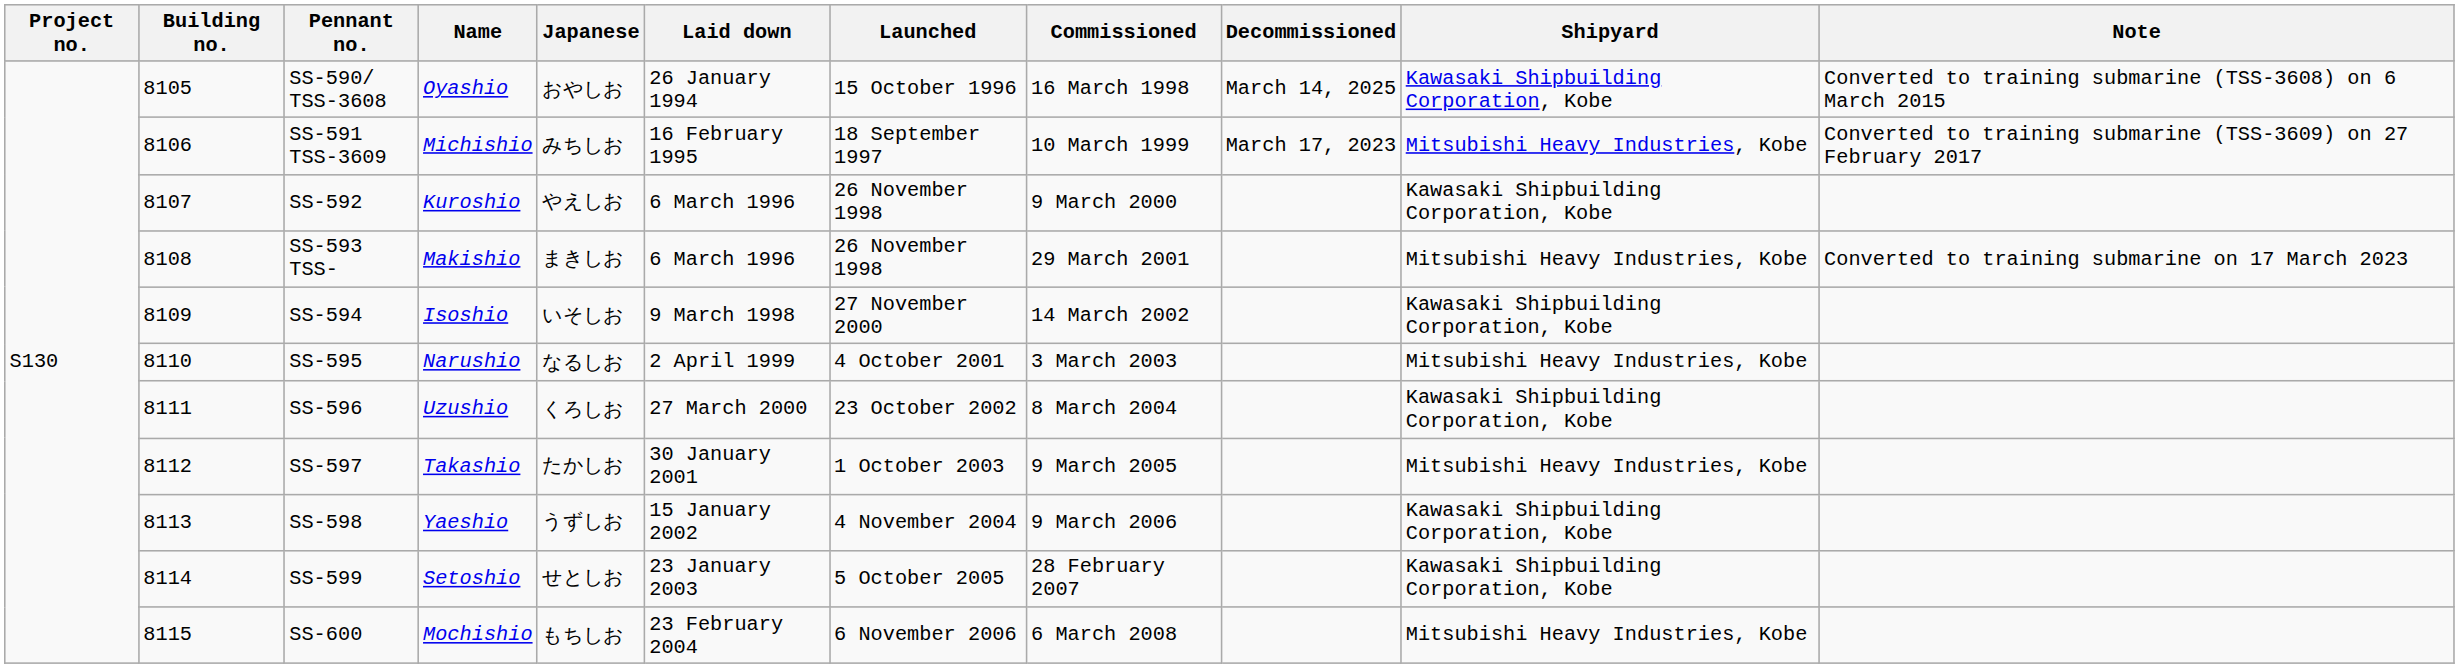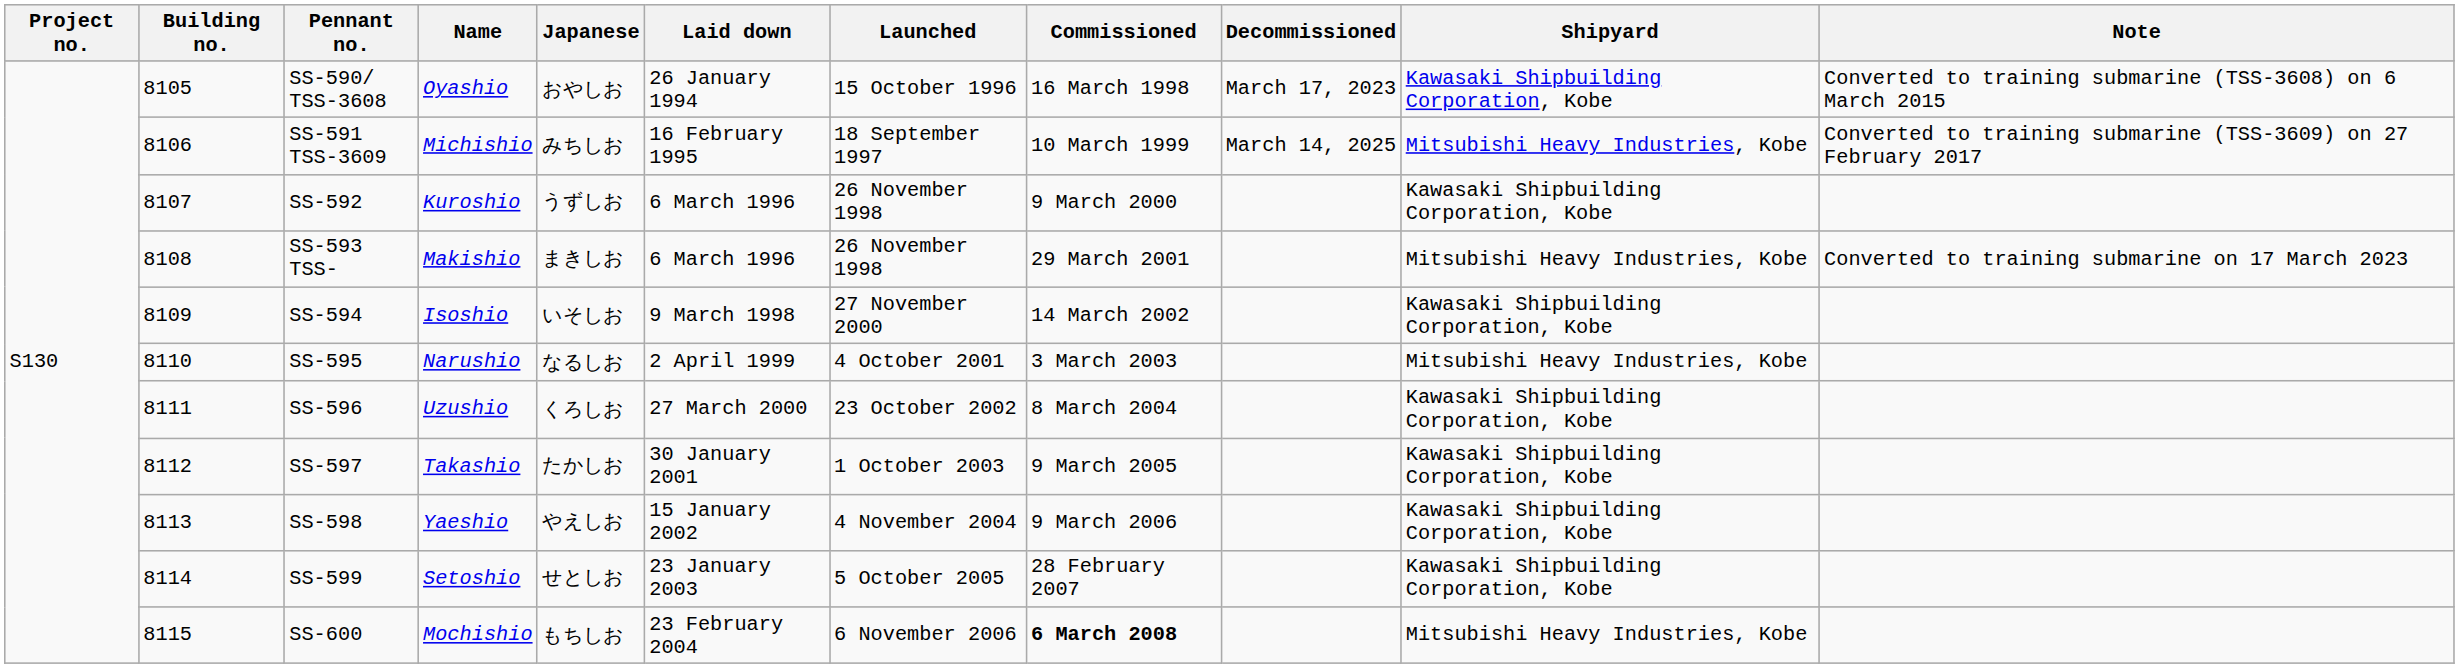(1311, 89) March 14, 2025 -> (1311, 89) March 17, 2023
(1311, 146) March 17, 2023 -> (1311, 146) March 14, 2025
(583, 203) やえしお -> (583, 203) うずしお
(1607, 466) Mitsubishi Heavy Industries, Kobe -> (1534, 466) Kawasaki Shipbuilding Corporation, Kobe
(583, 523) うずしお -> (583, 523) やえしお
(1104, 635) normal -> (1104, 635) bold
